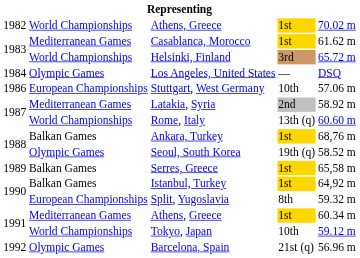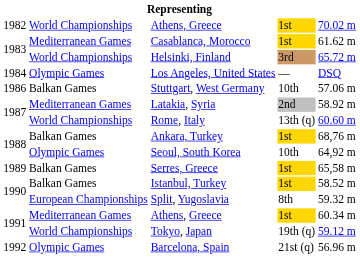(88, 88) European Championships -> (63, 88) Balkan Games
(297, 152) 19th (q) -> (289, 152) 10th
(337, 152) 58.52 m -> (337, 152) 64,92 m
(337, 184) 64,92 m -> (337, 184) 58.52 m
(289, 231) 10th -> (297, 231) 19th (q)
